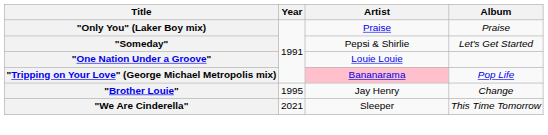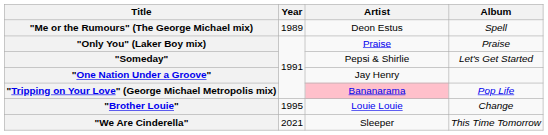+ row: (141, 28)
(377, 59) Louie Louie -> (377, 75) Jay Henry
(377, 91) Jay Henry -> (377, 106) Louie Louie
